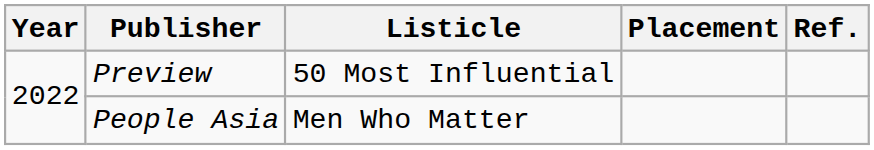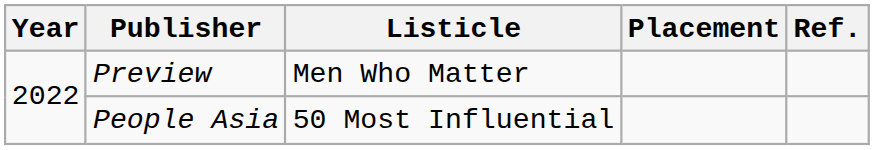(453, 74) 50 Most Influential -> (411, 74) Men Who Matter
(411, 120) Men Who Matter -> (453, 120) 50 Most Influential
